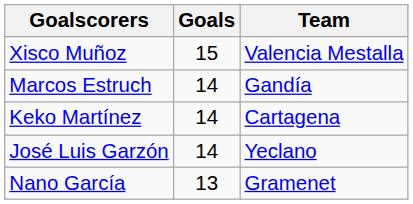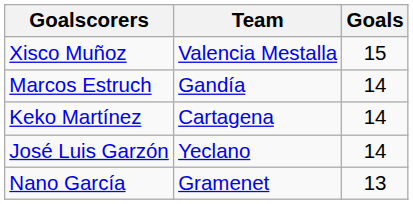columns swapped: (207, 20) <-> (324, 20)
